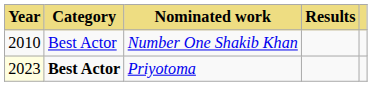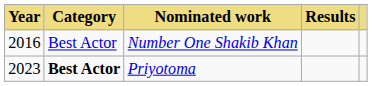(24, 42) 2010 -> (24, 42) 2016
(24, 68) lightyellow background -> (24, 68) no background
